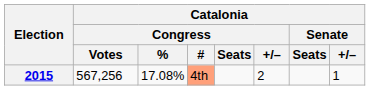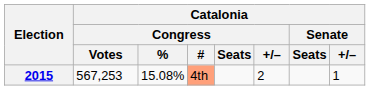(99, 75) 567,256 -> (99, 75) 567,253
(163, 75) 17.08% -> (163, 75) 15.08%
